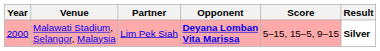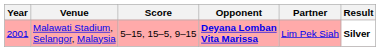columns swapped: (149, 12) <-> (301, 12)
(18, 33) 2000 -> (18, 33) 2001
